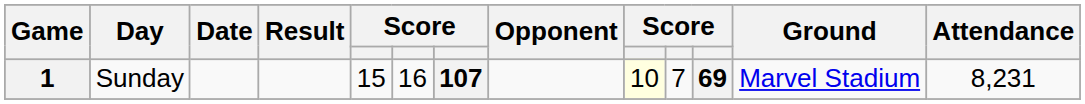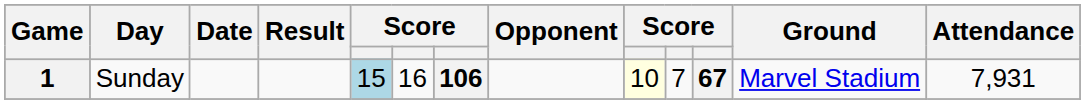(371, 79) no background -> (371, 79) lightblue background
(461, 79) 107 -> (461, 79) 106
(712, 79) 69 -> (712, 79) 67
(1003, 79) 8,231 -> (1003, 79) 7,931
